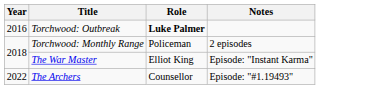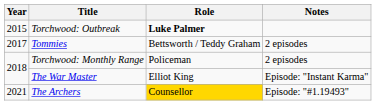(17, 28) 2016 -> (17, 28) 2015
+ row: (49, 44)
(17, 76) 2022 -> (17, 92) 2021
(171, 76) no background -> (171, 92) gold background
